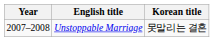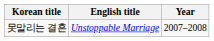columns swapped: (28, 12) <-> (177, 12)
